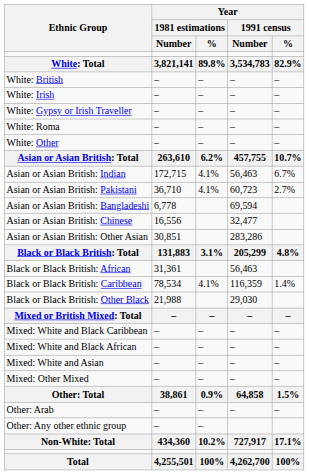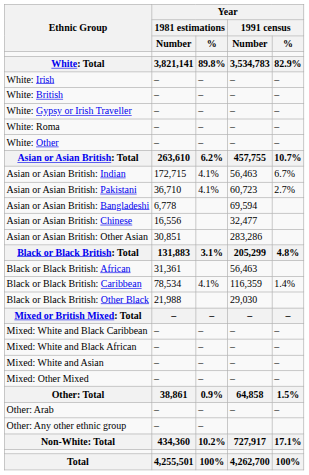rows swapped: (35, 79) <-> (30, 95)
